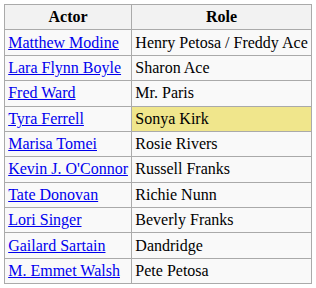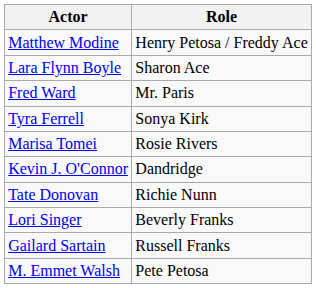(172, 118) khaki background -> (172, 118) no background
(183, 169) Russell Franks -> (169, 169) Dandridge
(169, 245) Dandridge -> (183, 245) Russell Franks
